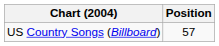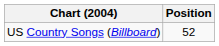(189, 32) 57 -> (189, 32) 52
